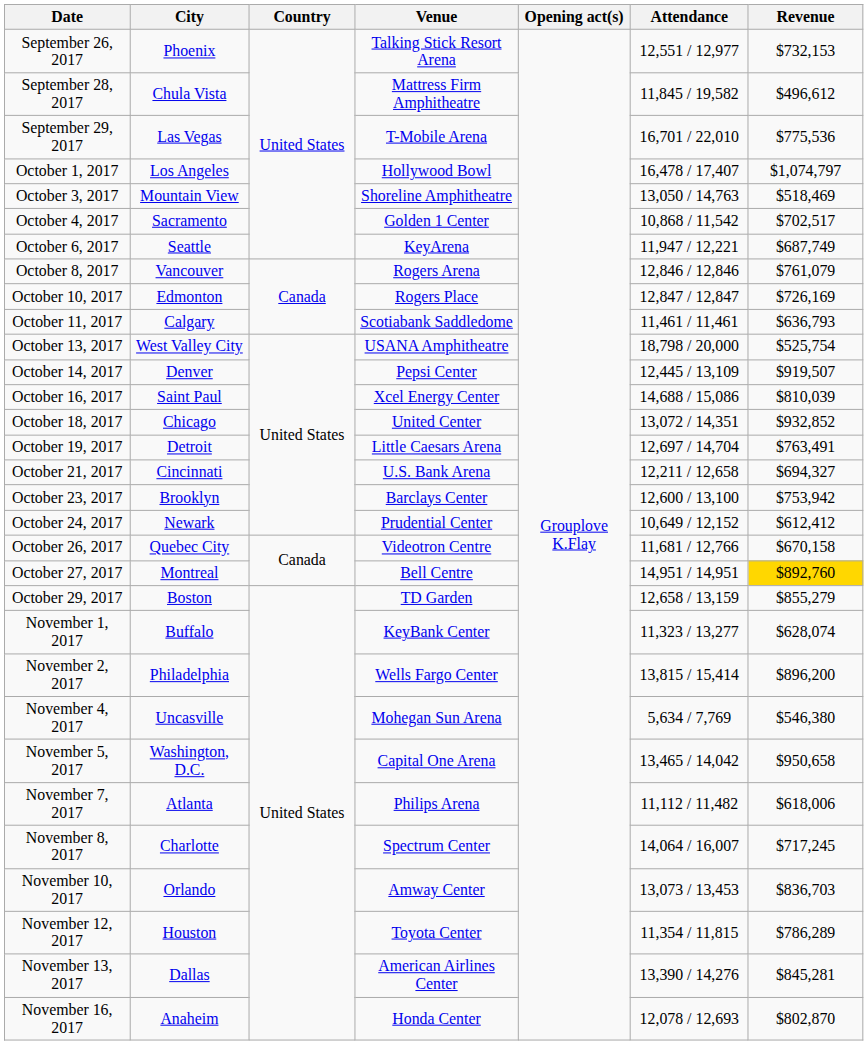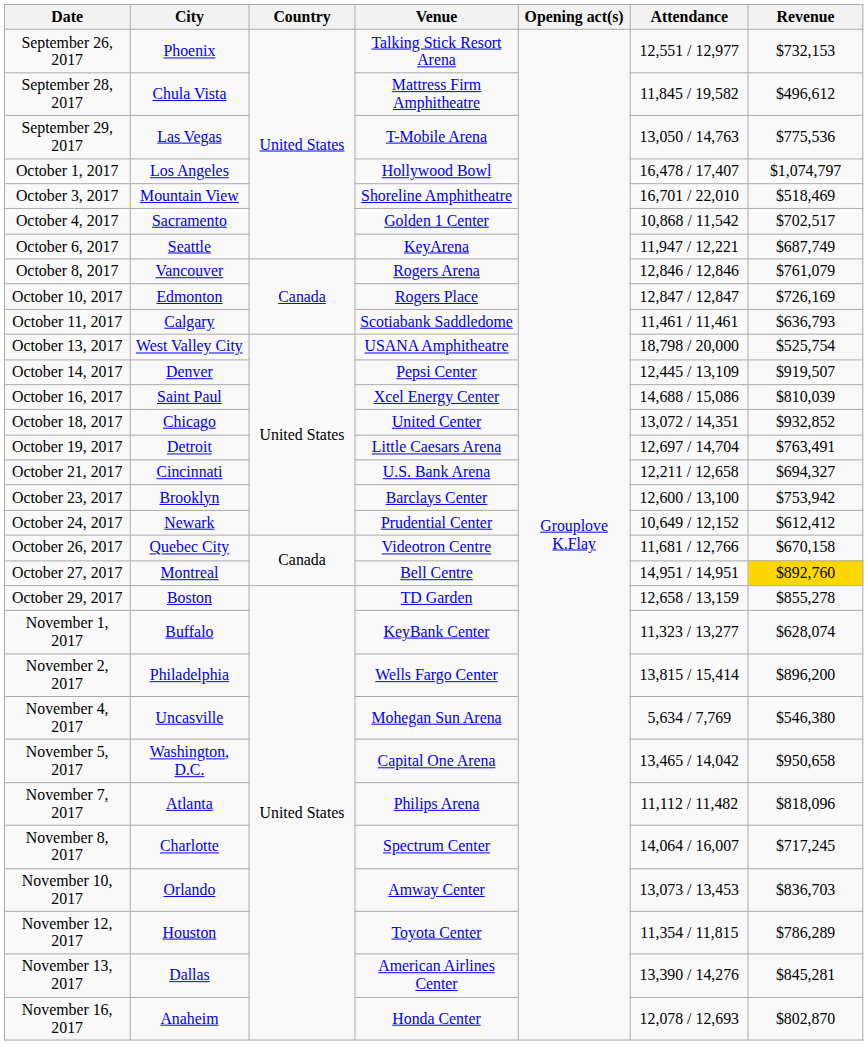(689, 136) 16,701 / 22,010 -> (689, 136) 13,050 / 14,763
(689, 196) 13,050 / 14,763 -> (689, 196) 16,701 / 22,010
(806, 598) $855,279 -> (806, 598) $855,278
(806, 803) $618,006 -> (806, 803) $818,096
